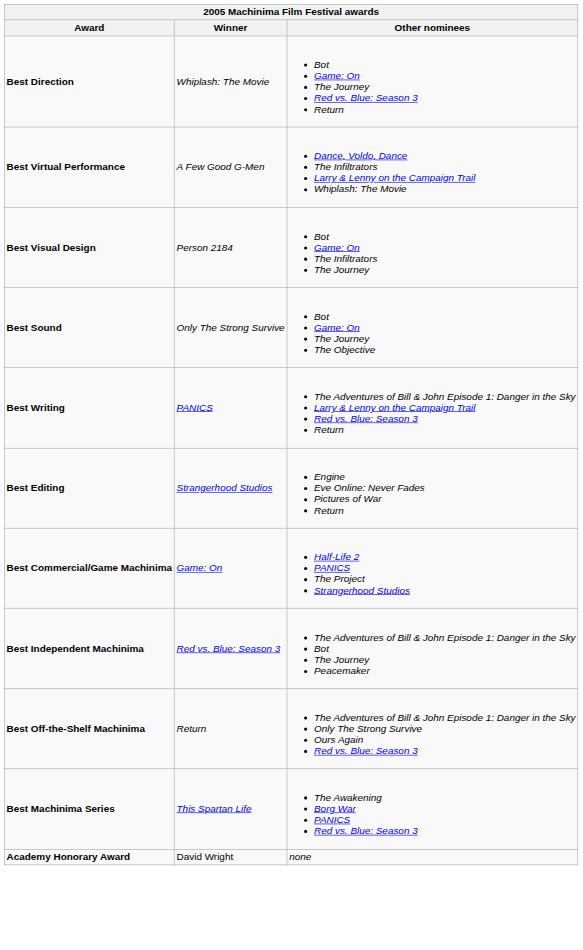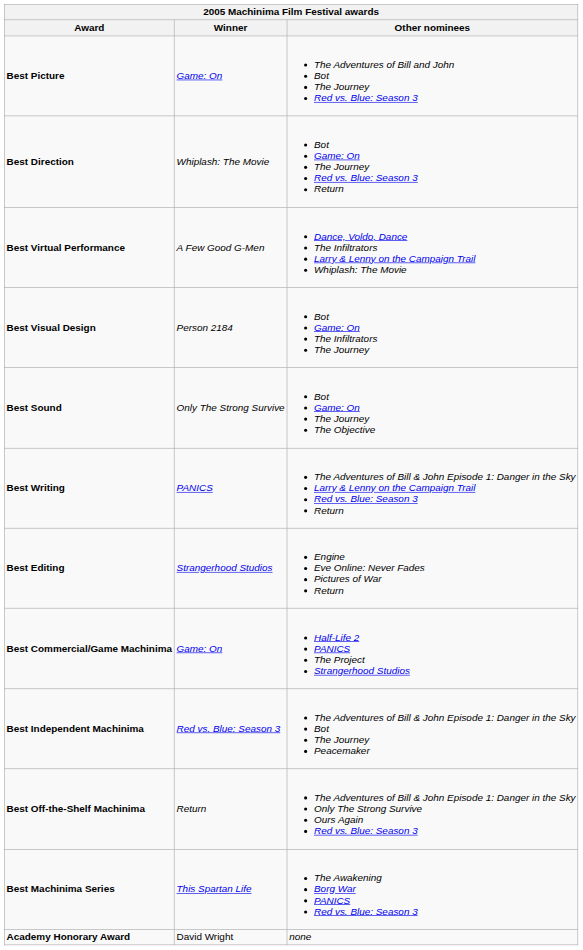+ row: (36, 76)
